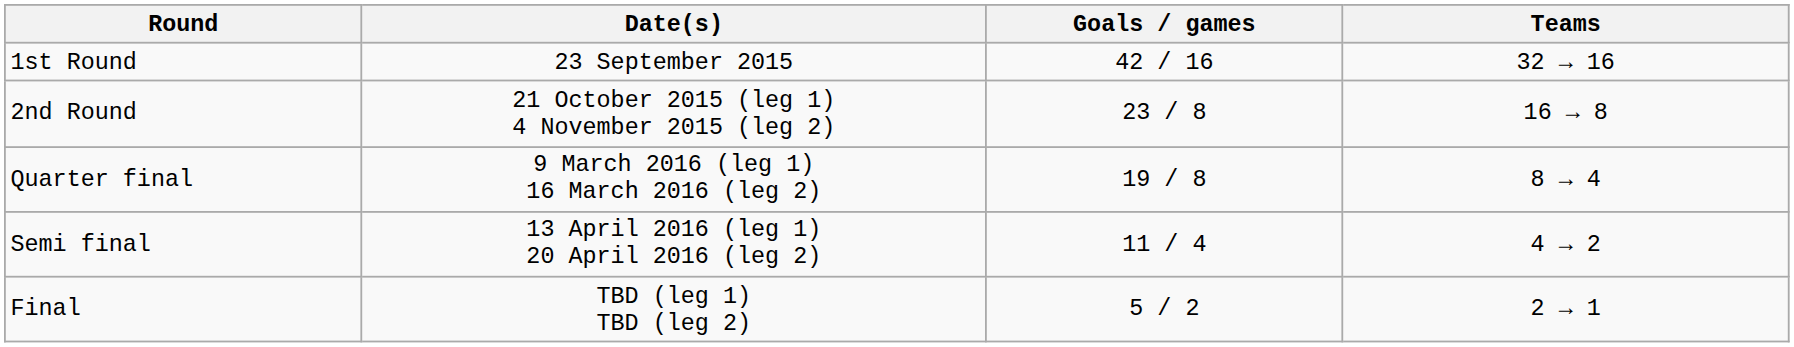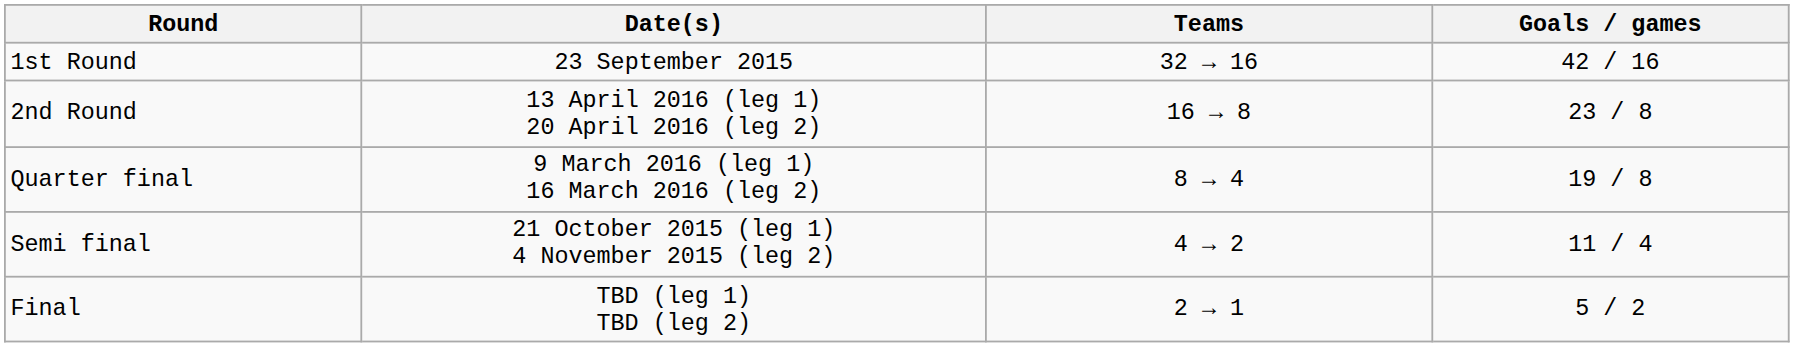columns swapped: (1566, 24) <-> (1164, 24)
(674, 114) 21 October 2015 (leg 1) 4 November 2015 (leg 2) -> (674, 114) 13 April 2016 (leg 1) 20 April 2016 (leg 2)
(674, 244) 13 April 2016 (leg 1) 20 April 2016 (leg 2) -> (674, 244) 21 October 2015 (leg 1) 4 November 2015 (leg 2)
